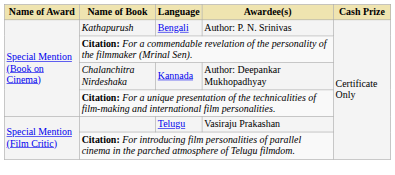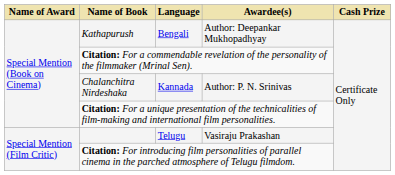(248, 28) Author: P. N. Srinivas -> (242, 33) Author: Deepankar Mukhopadhyay
(242, 76) Author: Deepankar Mukhopadhyay -> (248, 87) Author: P. N. Srinivas
